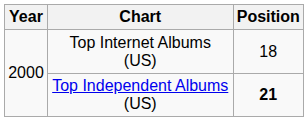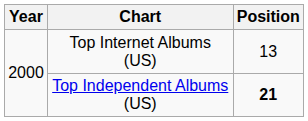(268, 51) 18 -> (268, 51) 13
